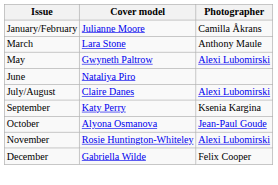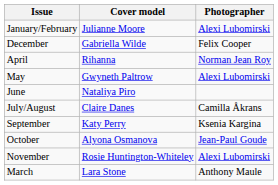(230, 28) Camilla Åkrans -> (234, 28) Alexi Lubomirski
rows swapped: (20, 44) <-> (27, 156)
+ row: (17, 60)
(234, 92) Alexi Lubomirski -> (230, 108) Camilla Åkrans
